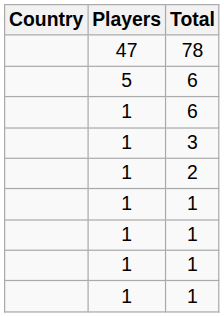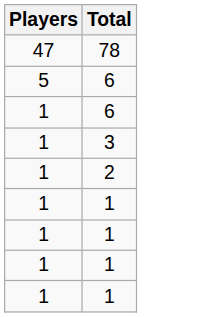- column: (46, 19)
